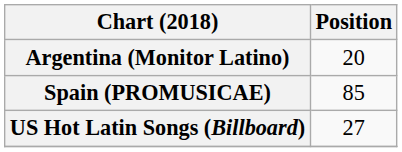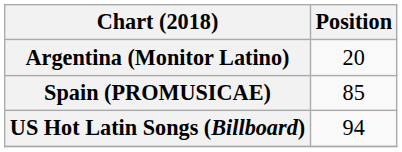(354, 127) 27 -> (354, 127) 94
